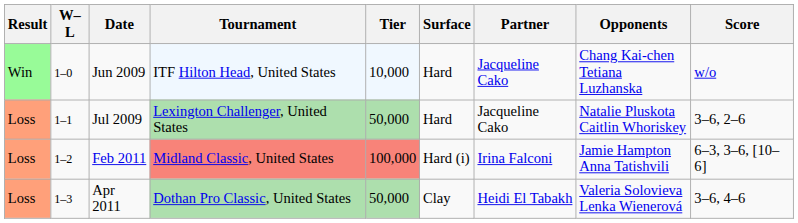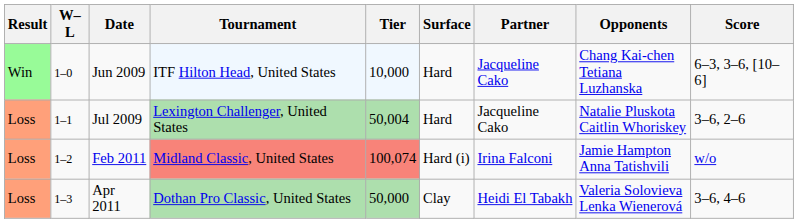(705, 71) w/o -> (737, 71) 6–3, 3–6, [10–6]
(389, 119) 50,000 -> (389, 119) 50,004
(393, 159) 100,000 -> (393, 159) 100,074
(737, 159) 6–3, 3–6, [10–6] -> (705, 159) w/o
